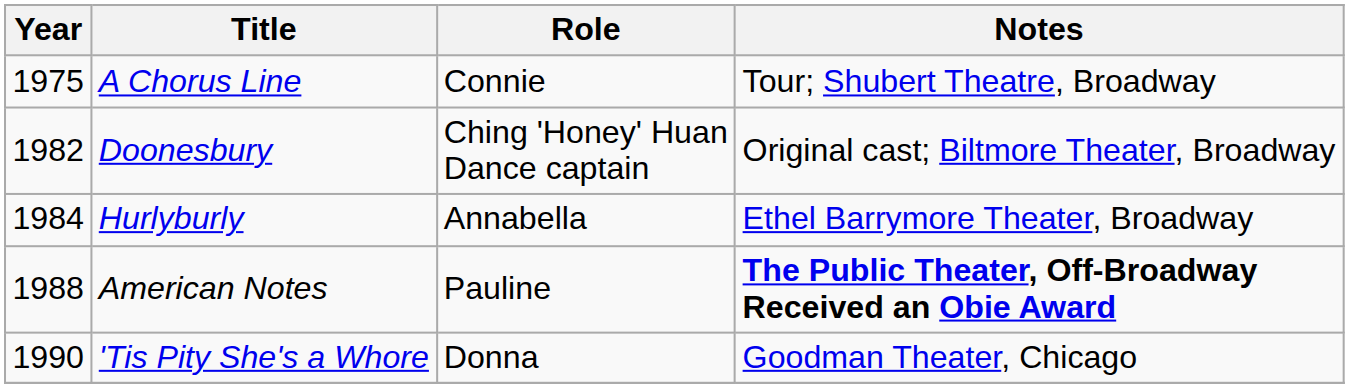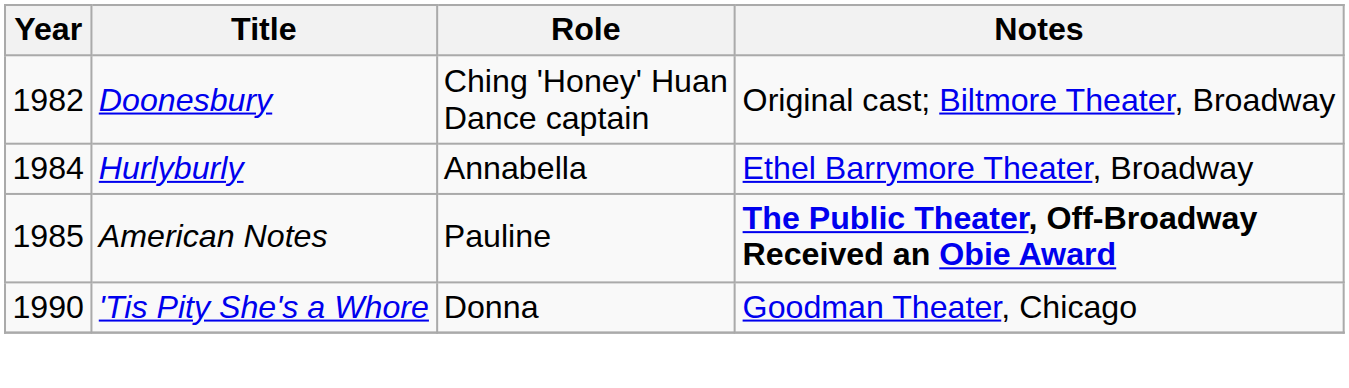- row: (200, 81)
(48, 288) 1988 -> (48, 237) 1985
